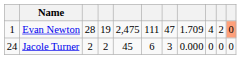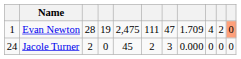(106, 46) 2 -> (106, 46) 0
(152, 46) 6 -> (152, 46) 2
